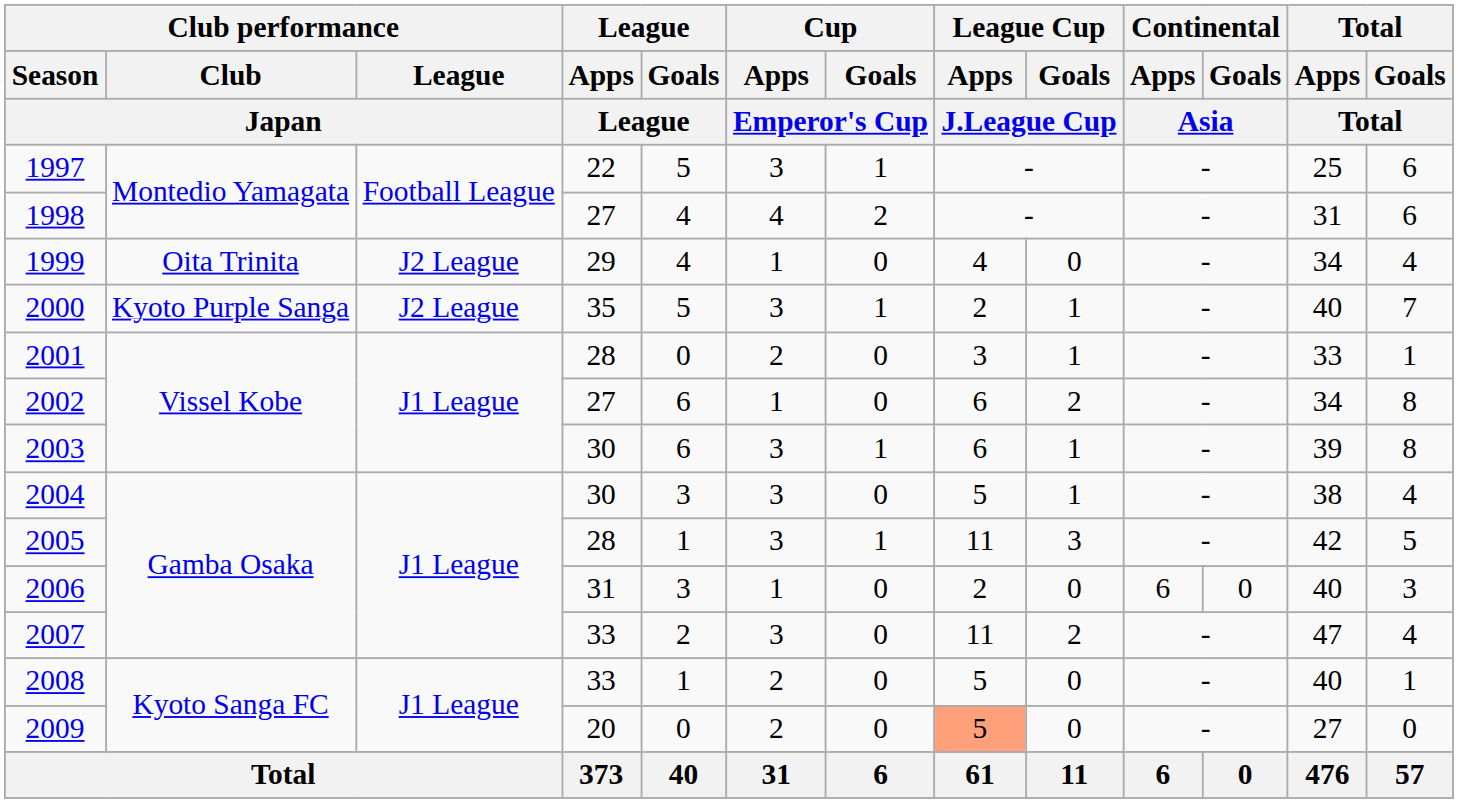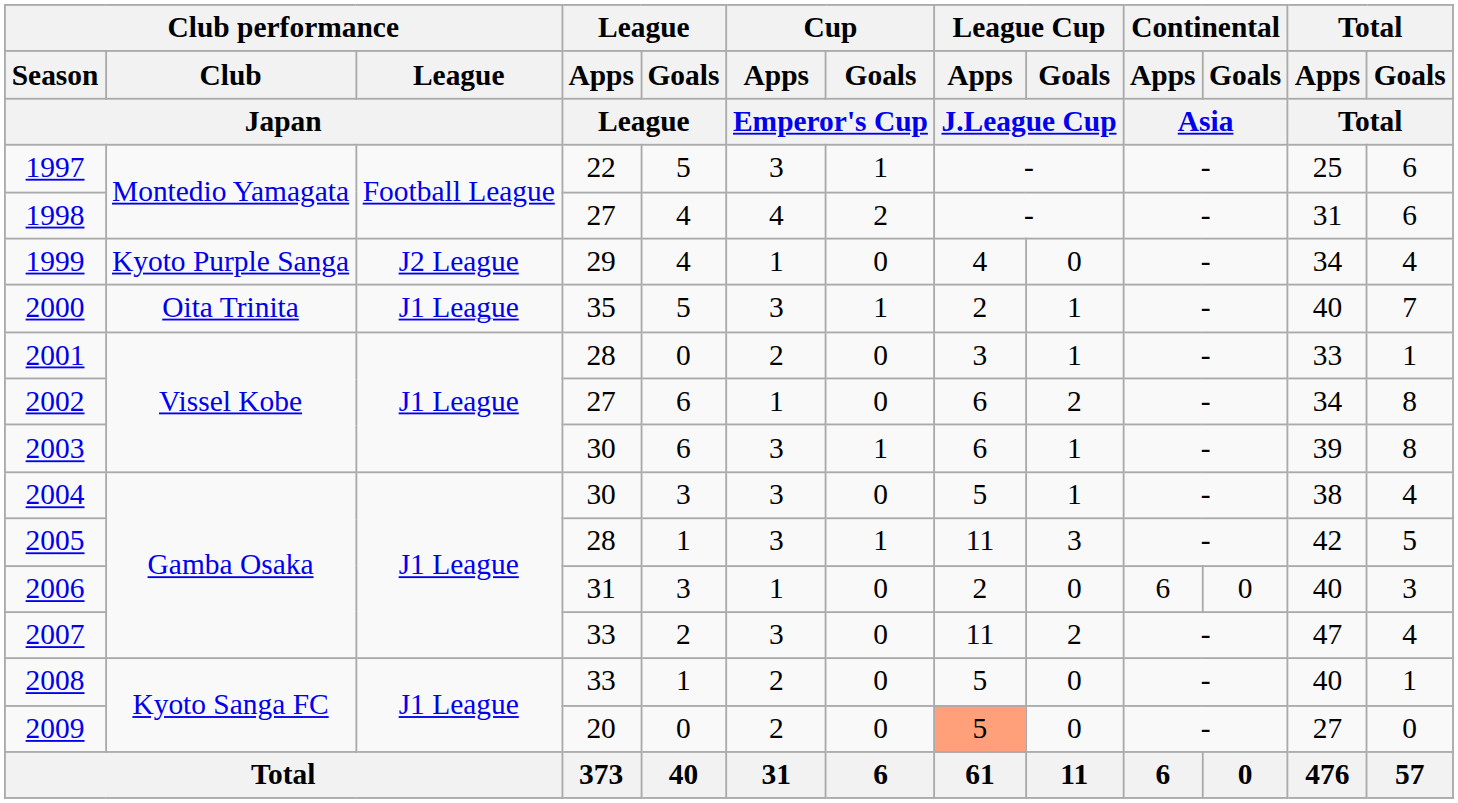(231, 261) Oita Trinita -> (231, 261) Kyoto Purple Sanga
(231, 307) Kyoto Purple Sanga -> (231, 307) Oita Trinita
(459, 307) J2 League -> (459, 307) J1 League
